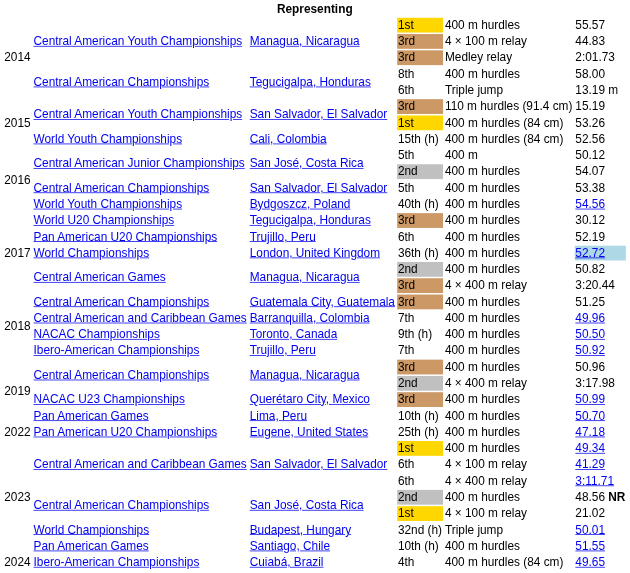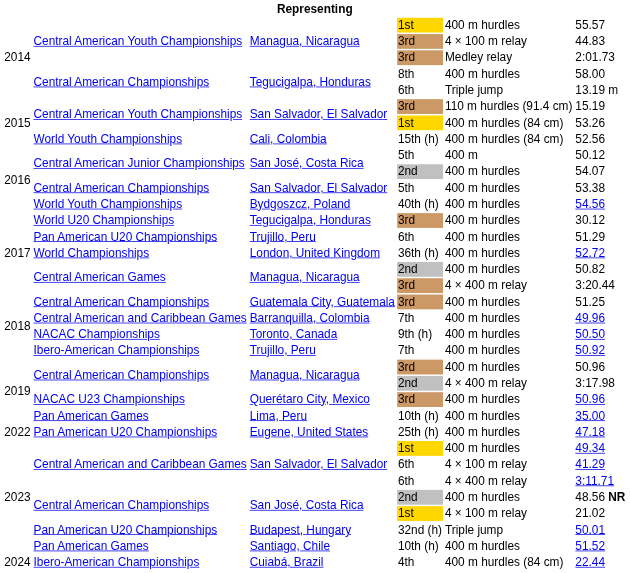(590, 236) 52.19 -> (590, 236) 51.29
(590, 253) lightblue background -> (590, 253) no background
(590, 399) 50.99 -> (590, 399) 50.96
(590, 416) 50.70 -> (590, 416) 35.00
(91, 529) World Championships -> (125, 529) Pan American U20 Championships
(590, 546) 51.55 -> (590, 546) 51.52
(590, 562) 49.65 -> (590, 562) 22.44
